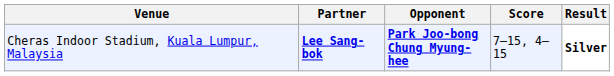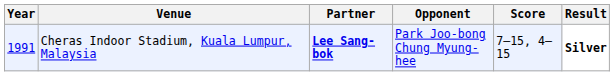+ column: (21, 14)
(433, 47) bold -> (440, 47) normal
